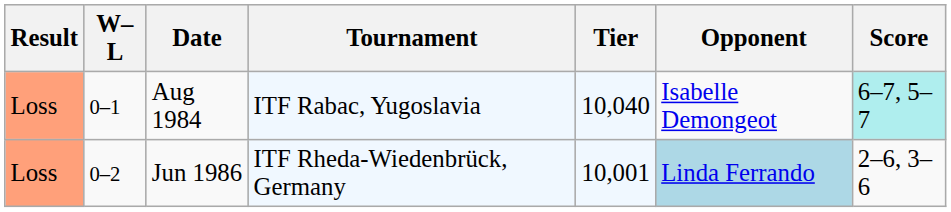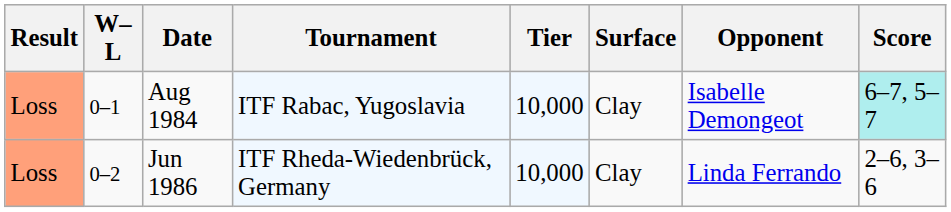+ column: (636, 38)
(616, 105) 10,040 -> (549, 105) 10,000
(616, 172) 10,001 -> (549, 172) 10,000
(738, 172) lightblue background -> (764, 172) no background
